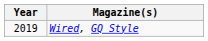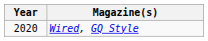(26, 29) 2019 -> (26, 29) 2020
